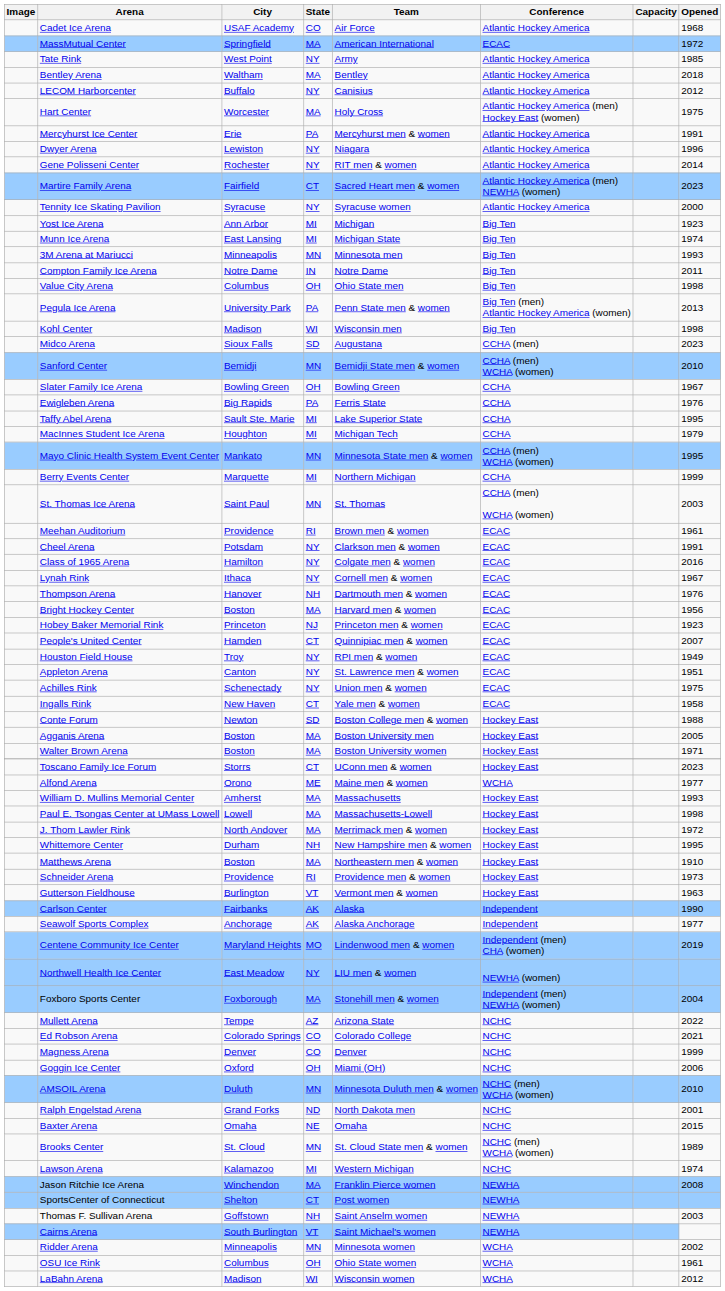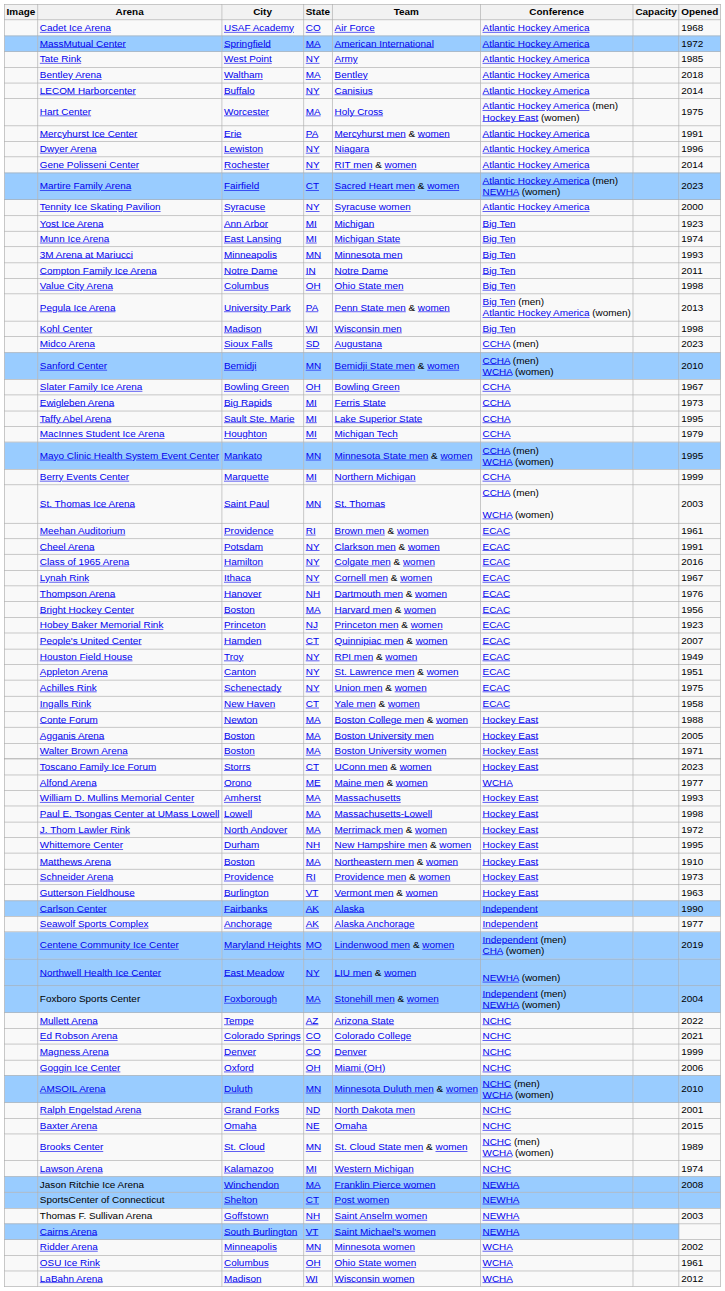(496, 43) ECAC -> (536, 43) Atlantic Hockey America
(692, 91) 2012 -> (692, 91) 2014
(312, 403) PA -> (311, 403) MI
(692, 403) 1976 -> (692, 403) 1973
(313, 719) SD -> (313, 719) MA
